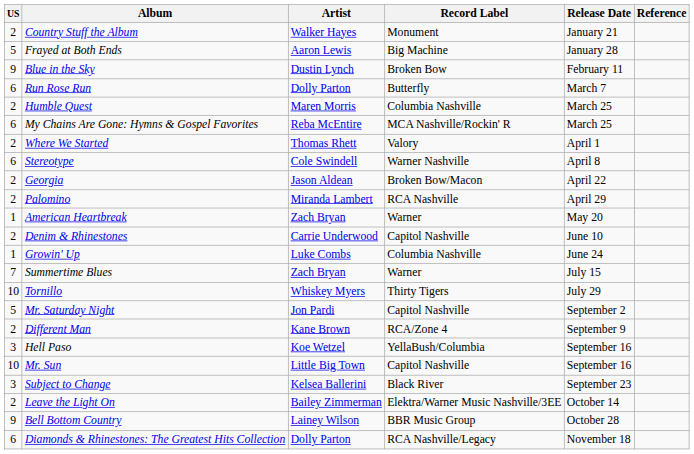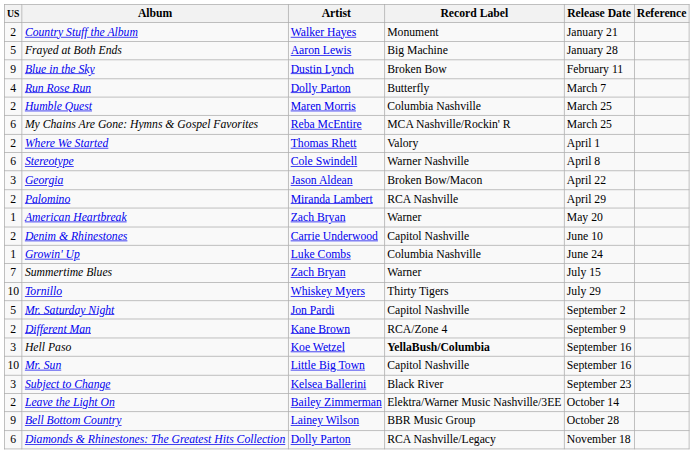(13, 87) 6 -> (13, 87) 4
(13, 180) 2 -> (13, 180) 3
(436, 347) normal -> (438, 347) bold
